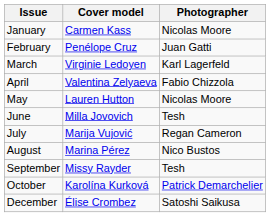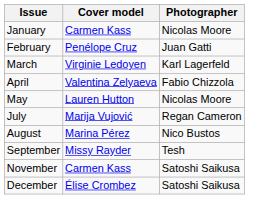- row: (19, 116)
- row: (26, 185)
+ row: (32, 168)
